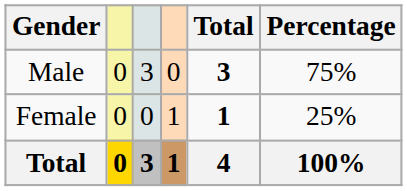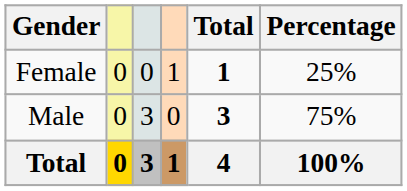rows swapped: (56, 117) <-> (56, 71)
